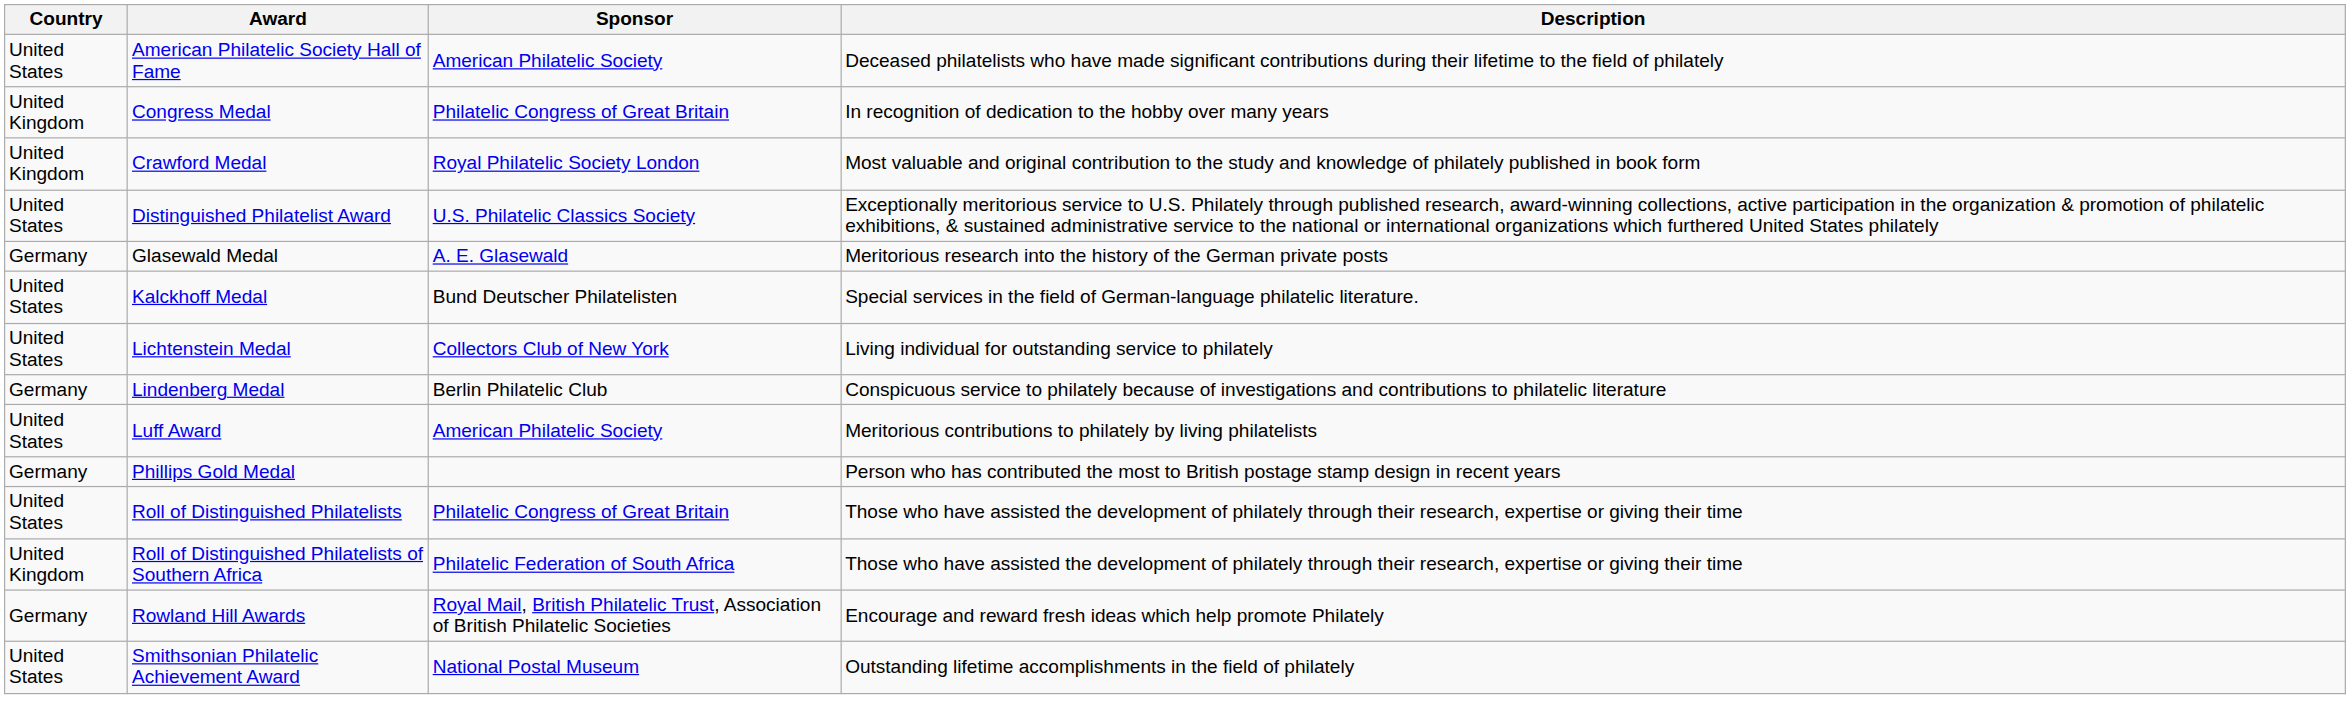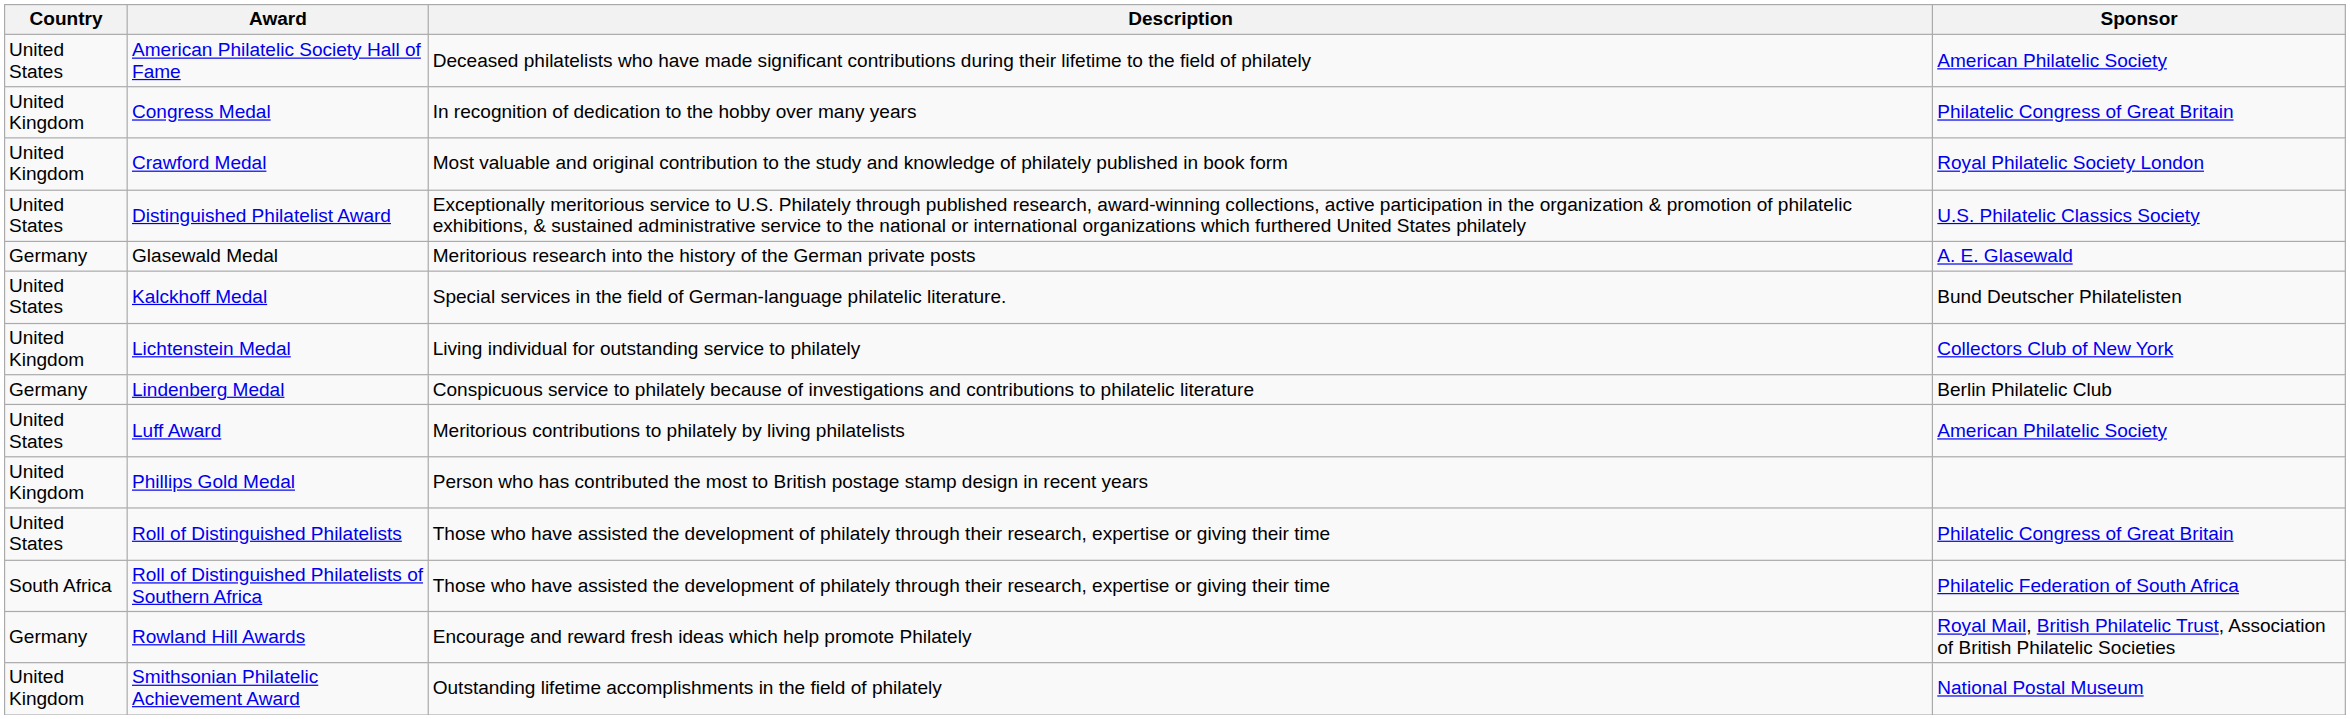columns swapped: (635, 19) <-> (1593, 19)
(37, 348) United States -> (47, 348) United Kingdom
(48, 471) Germany -> (47, 482) United Kingdom
(47, 564) United Kingdom -> (60, 585) South Africa
(37, 667) United States -> (47, 688) United Kingdom
